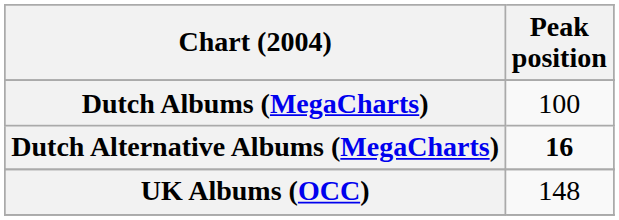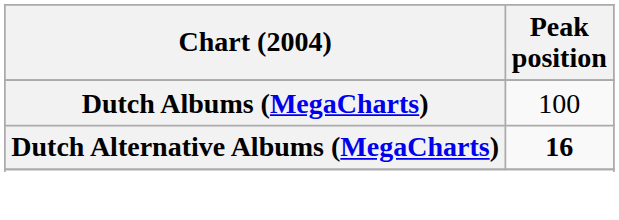- row: (255, 191)
